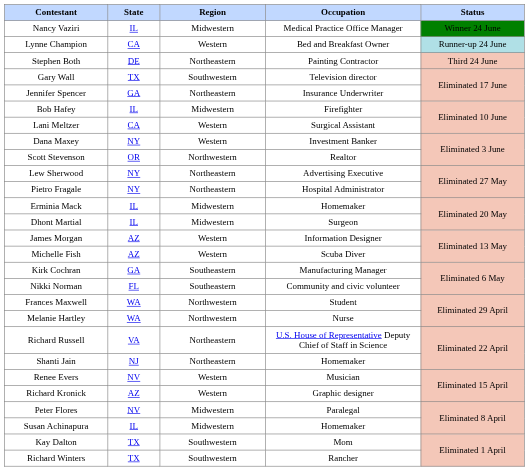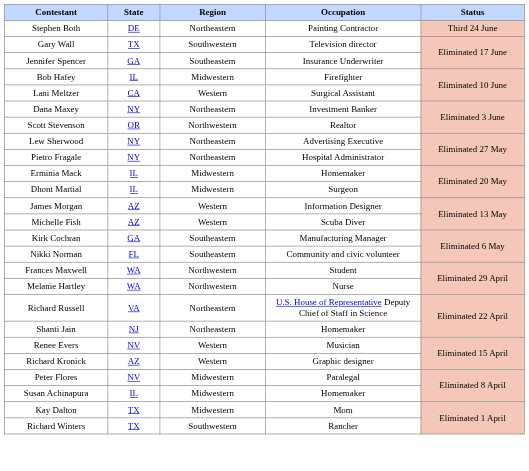- row: (56, 28)
- row: (56, 44)
(213, 93) Northeastern -> (213, 60) Southeastern
(213, 141) Western -> (213, 109) Northeastern
(213, 442) Southwestern -> (213, 409) Midwestern
